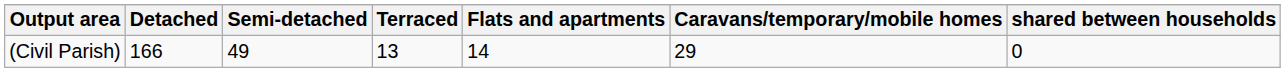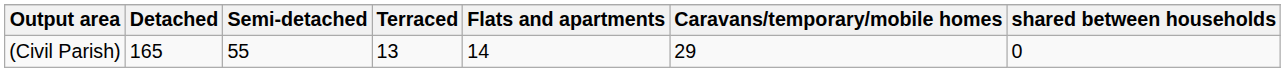(146, 51) 166 -> (146, 51) 165
(238, 51) 49 -> (238, 51) 55
